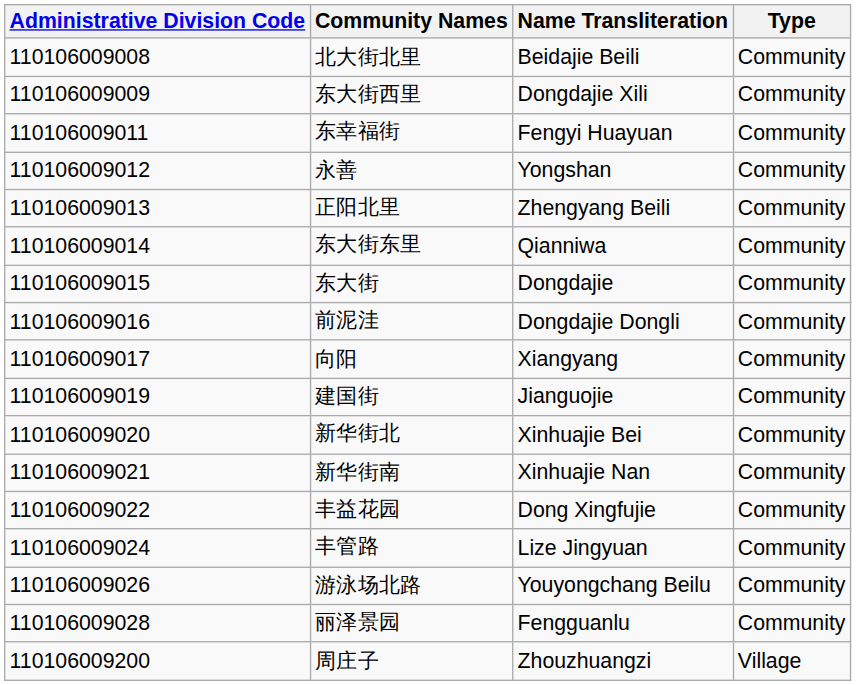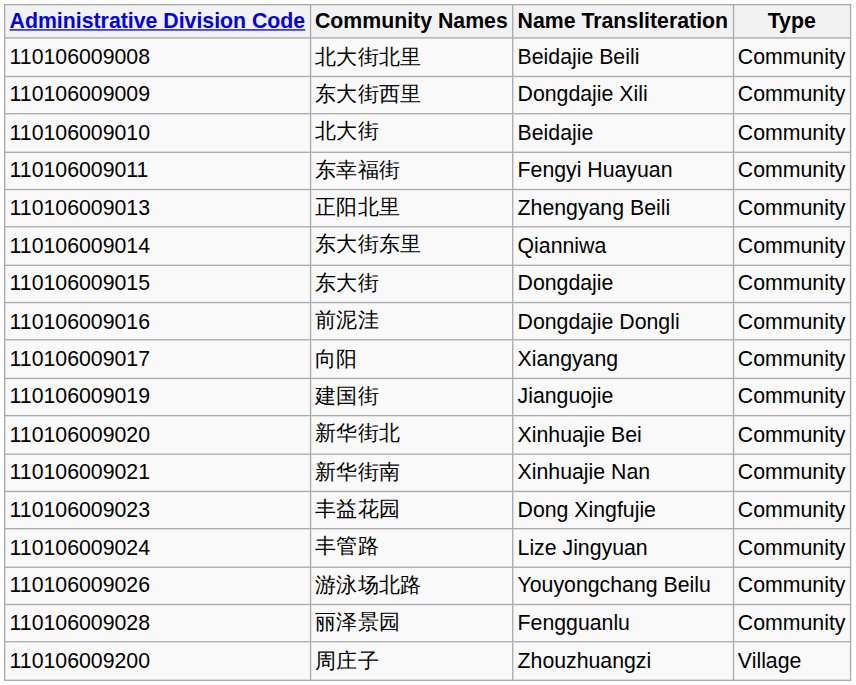+ row: (347, 131)
- row: (336, 169)
(80, 509) 110106009022 -> (80, 509) 110106009023
